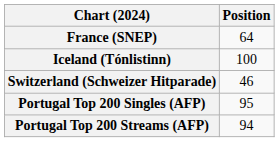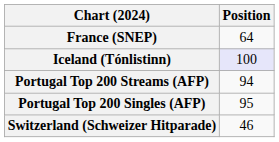(247, 59) no background -> (247, 59) lavender background
rows swapped: (112, 125) <-> (112, 81)
